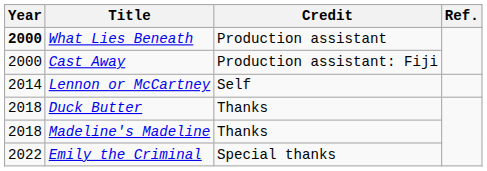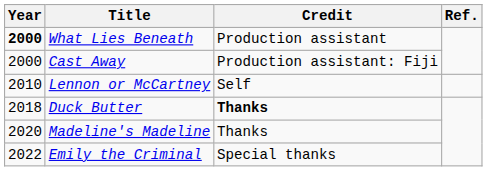(25, 85) 2014 -> (25, 85) 2010
(243, 108) normal -> (243, 108) bold
(25, 132) 2018 -> (25, 132) 2020
